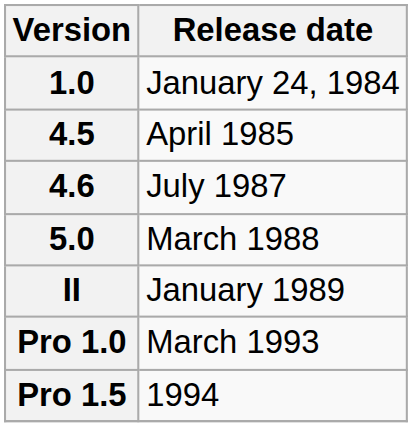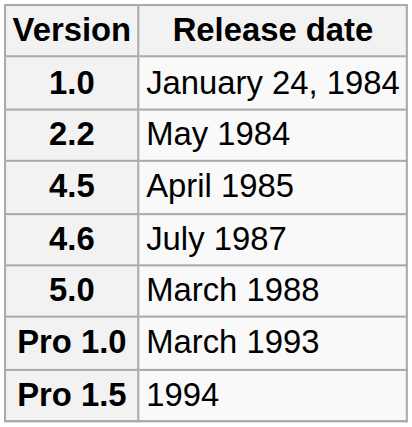+ row: (72, 134)
- row: (72, 290)
